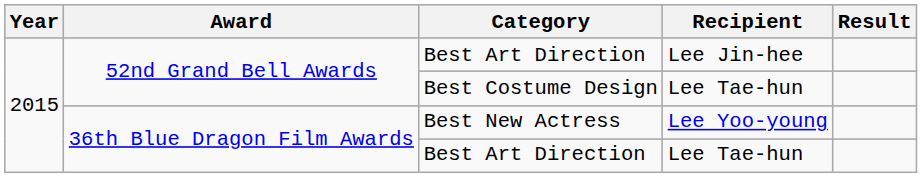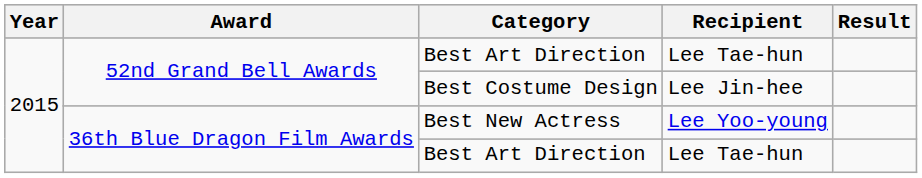(735, 55) Lee Jin-hee -> (735, 55) Lee Tae-hun
(735, 88) Lee Tae-hun -> (735, 88) Lee Jin-hee
